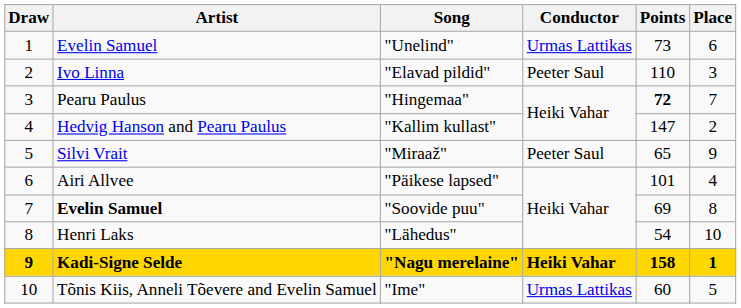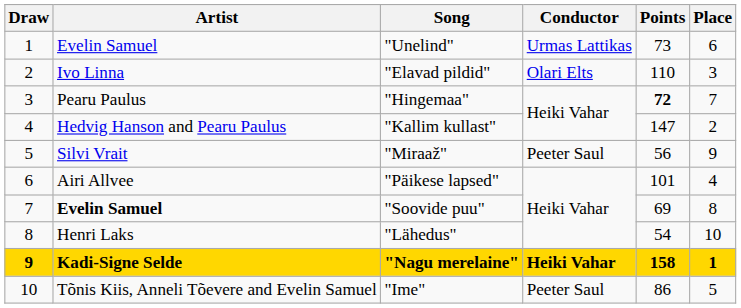(565, 72) Peeter Saul -> (560, 72) Olari Elts
(663, 153) 65 -> (663, 153) 56
(579, 289) Urmas Lattikas -> (565, 289) Peeter Saul
(663, 289) 60 -> (663, 289) 86
